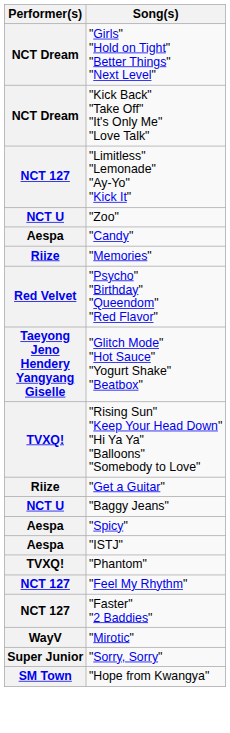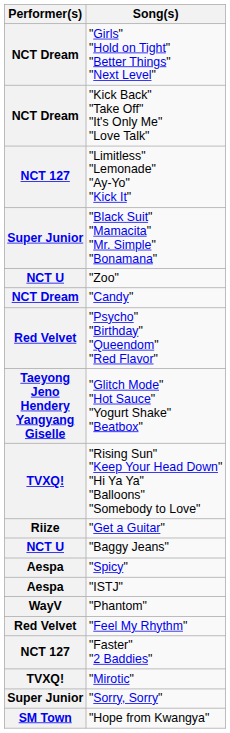+ row: (123, 237)
(45, 236) Aespa -> (45, 297) NCT Dream
- row: (120, 256)
(45, 565) TVXQ! -> (45, 606) WayV
(45, 584) NCT 127 -> (45, 626) Red Velvet
(45, 637) WayV -> (45, 679) TVXQ!
